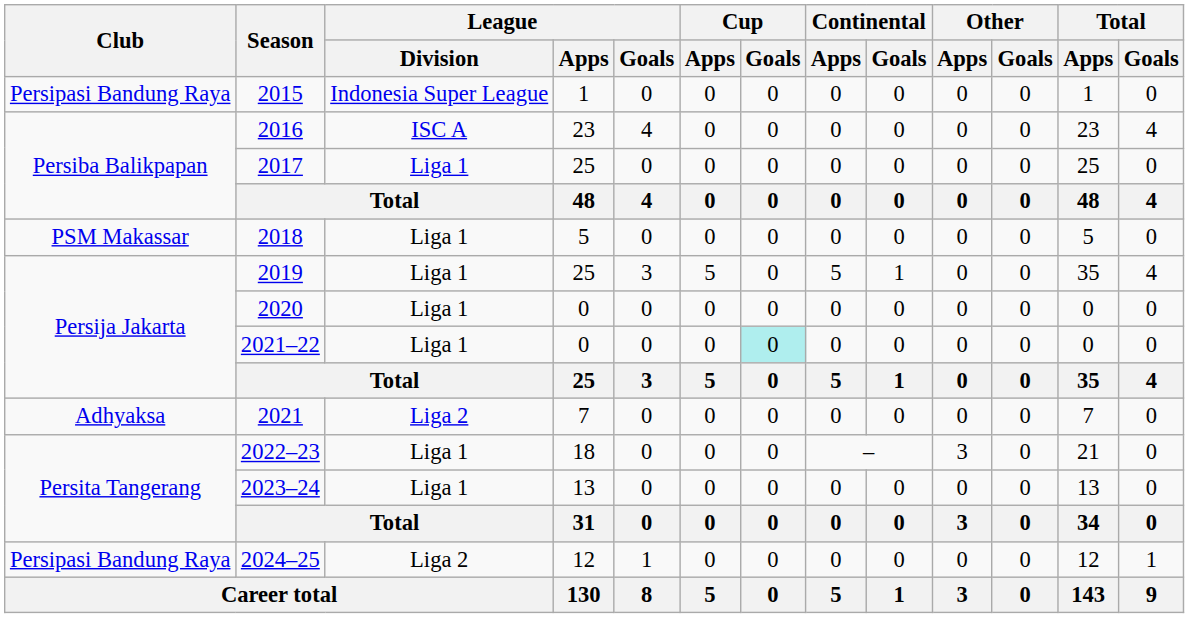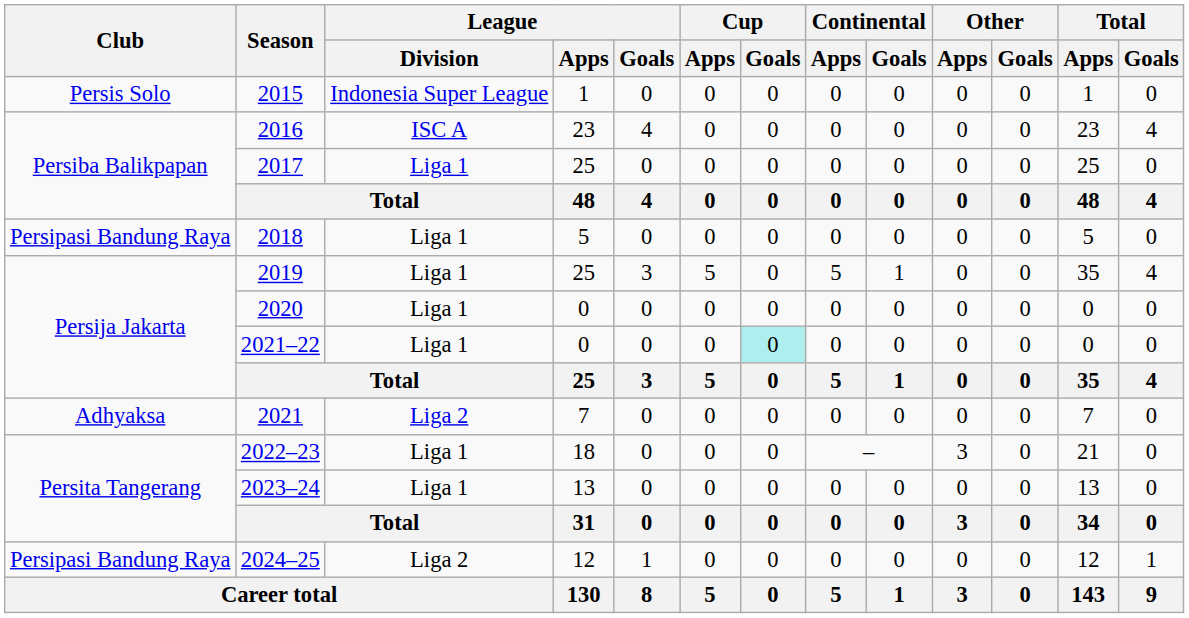(120, 93) Persipasi Bandung Raya -> (120, 93) Persis Solo
(120, 237) PSM Makassar -> (120, 237) Persipasi Bandung Raya
